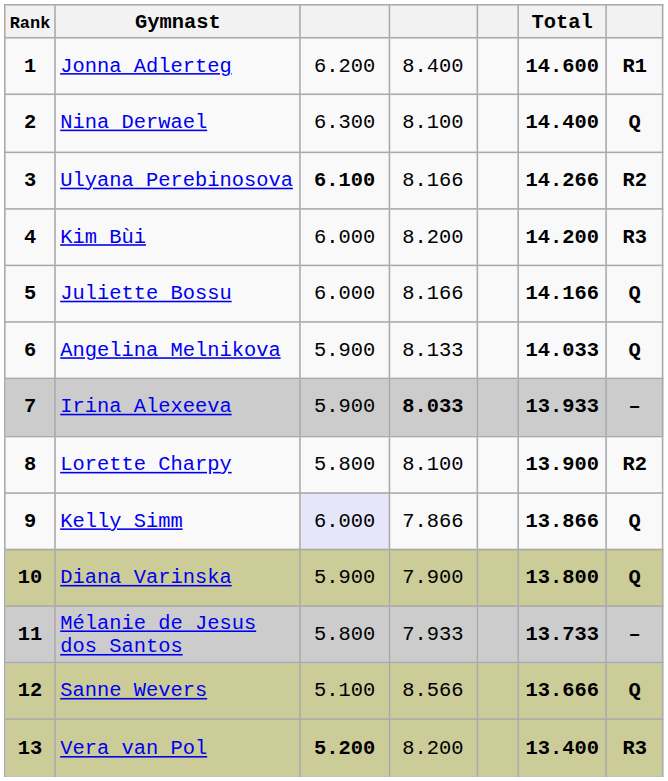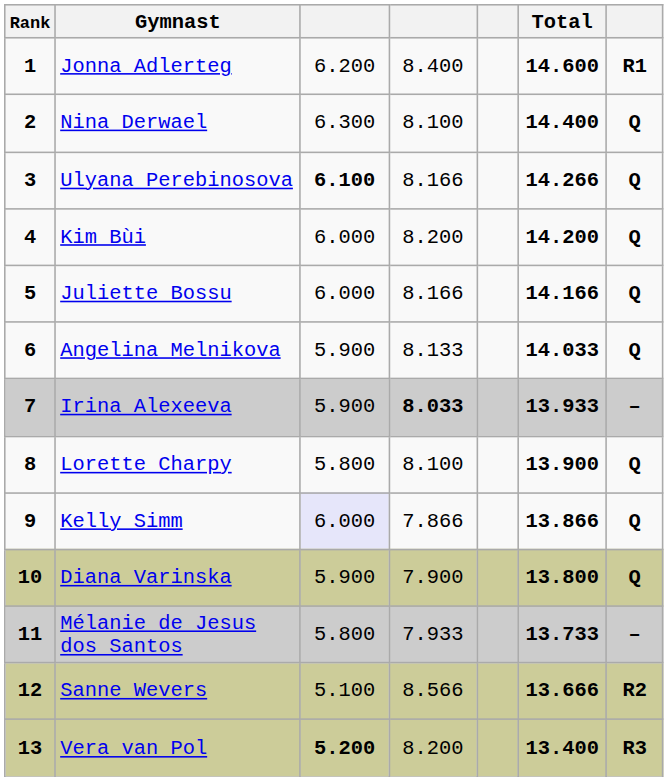(635, 180) R2 -> (635, 180) Q
(635, 237) R3 -> (635, 237) Q
(635, 464) R2 -> (635, 464) Q
(635, 691) Q -> (635, 691) R2
